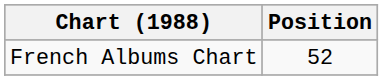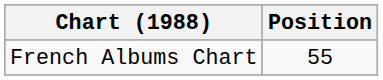(320, 58) 52 -> (320, 58) 55
